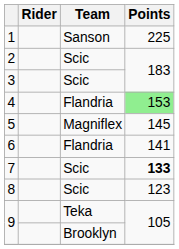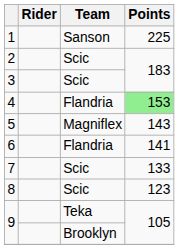(159, 124) 145 -> (159, 124) 143
(159, 168) bold -> (159, 168) normal
